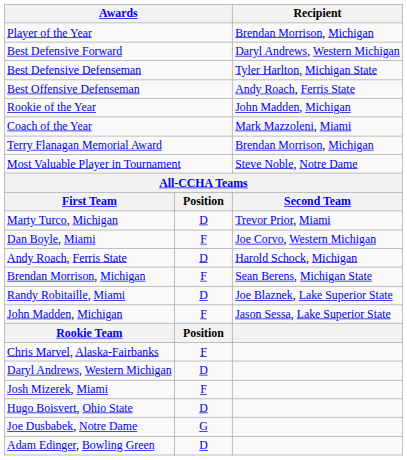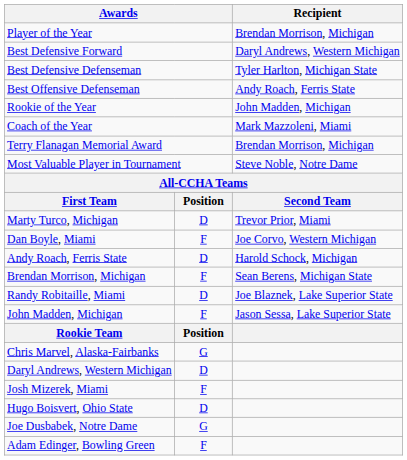(203, 351) F -> (203, 351) G
(203, 445) D -> (203, 445) F
